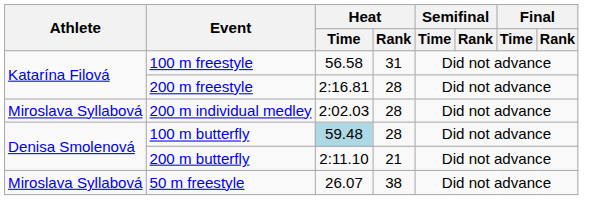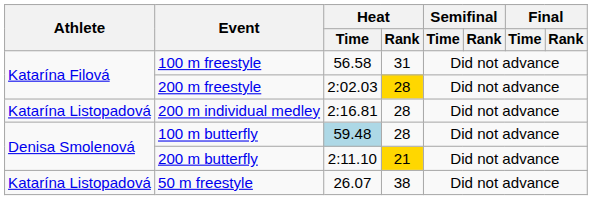(344, 87) 2:16.81 -> (352, 87) 2:02.03
(394, 87) no background -> (402, 87) gold background
(75, 111) Miroslava Syllabová -> (79, 111) Katarína Listopadová
(344, 111) 2:02.03 -> (352, 111) 2:16.81
(394, 159) no background -> (402, 159) gold background
(75, 183) Miroslava Syllabová -> (79, 183) Katarína Listopadová
